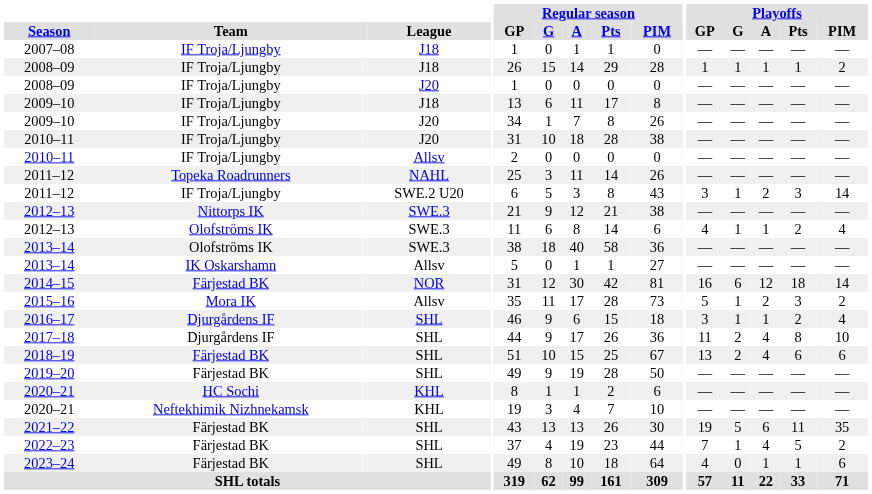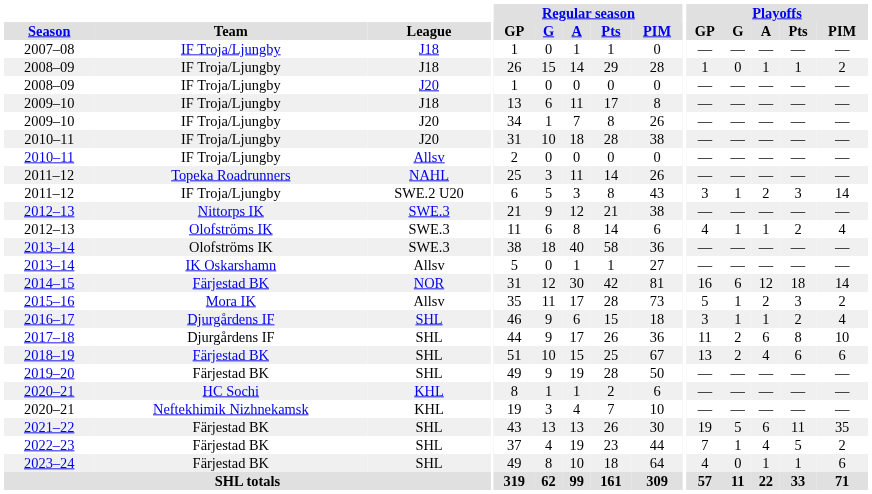(738, 67) 1 -> (738, 67) 0
(766, 337) 4 -> (766, 337) 6
